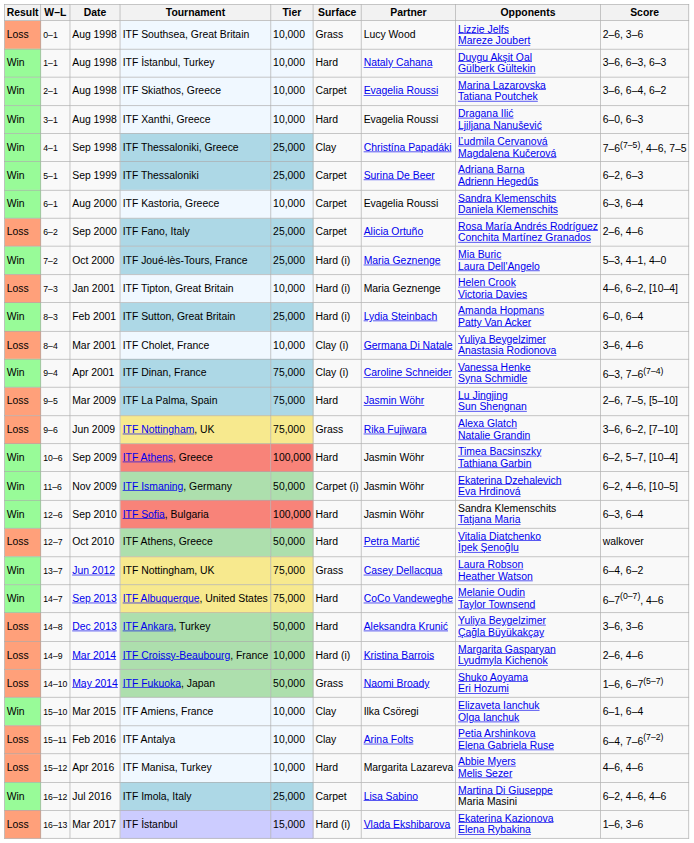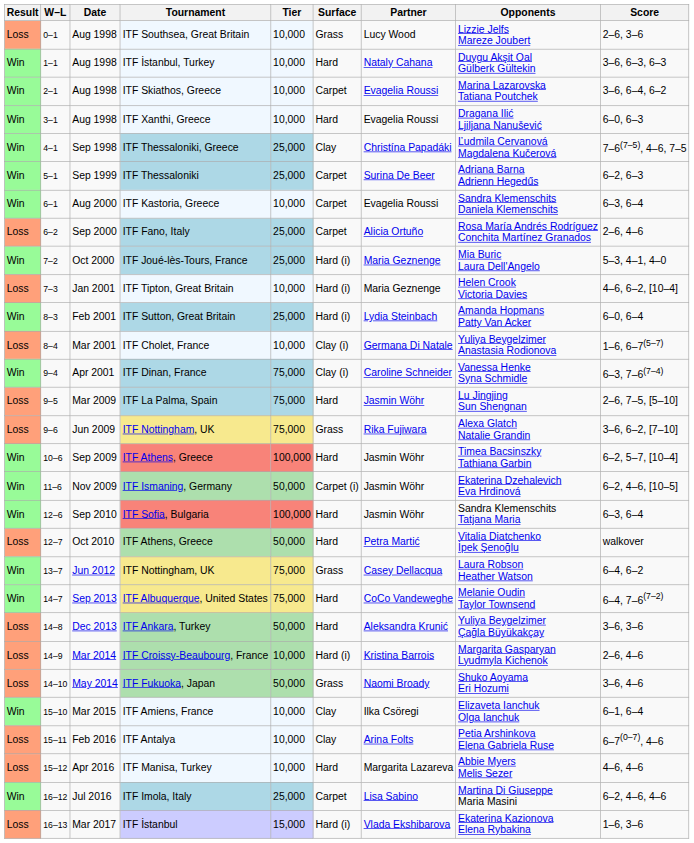(623, 345) 3–6, 4–6 -> (633, 345) 1–6, 6–7(5–7)
(633, 598) 6–7(0–7), 4–6 -> (633, 598) 6–4, 7–6(7–2)
(633, 683) 1–6, 6–7(5–7) -> (623, 683) 3–6, 4–6
(633, 739) 6–4, 7–6(7–2) -> (633, 739) 6–7(0–7), 4–6
